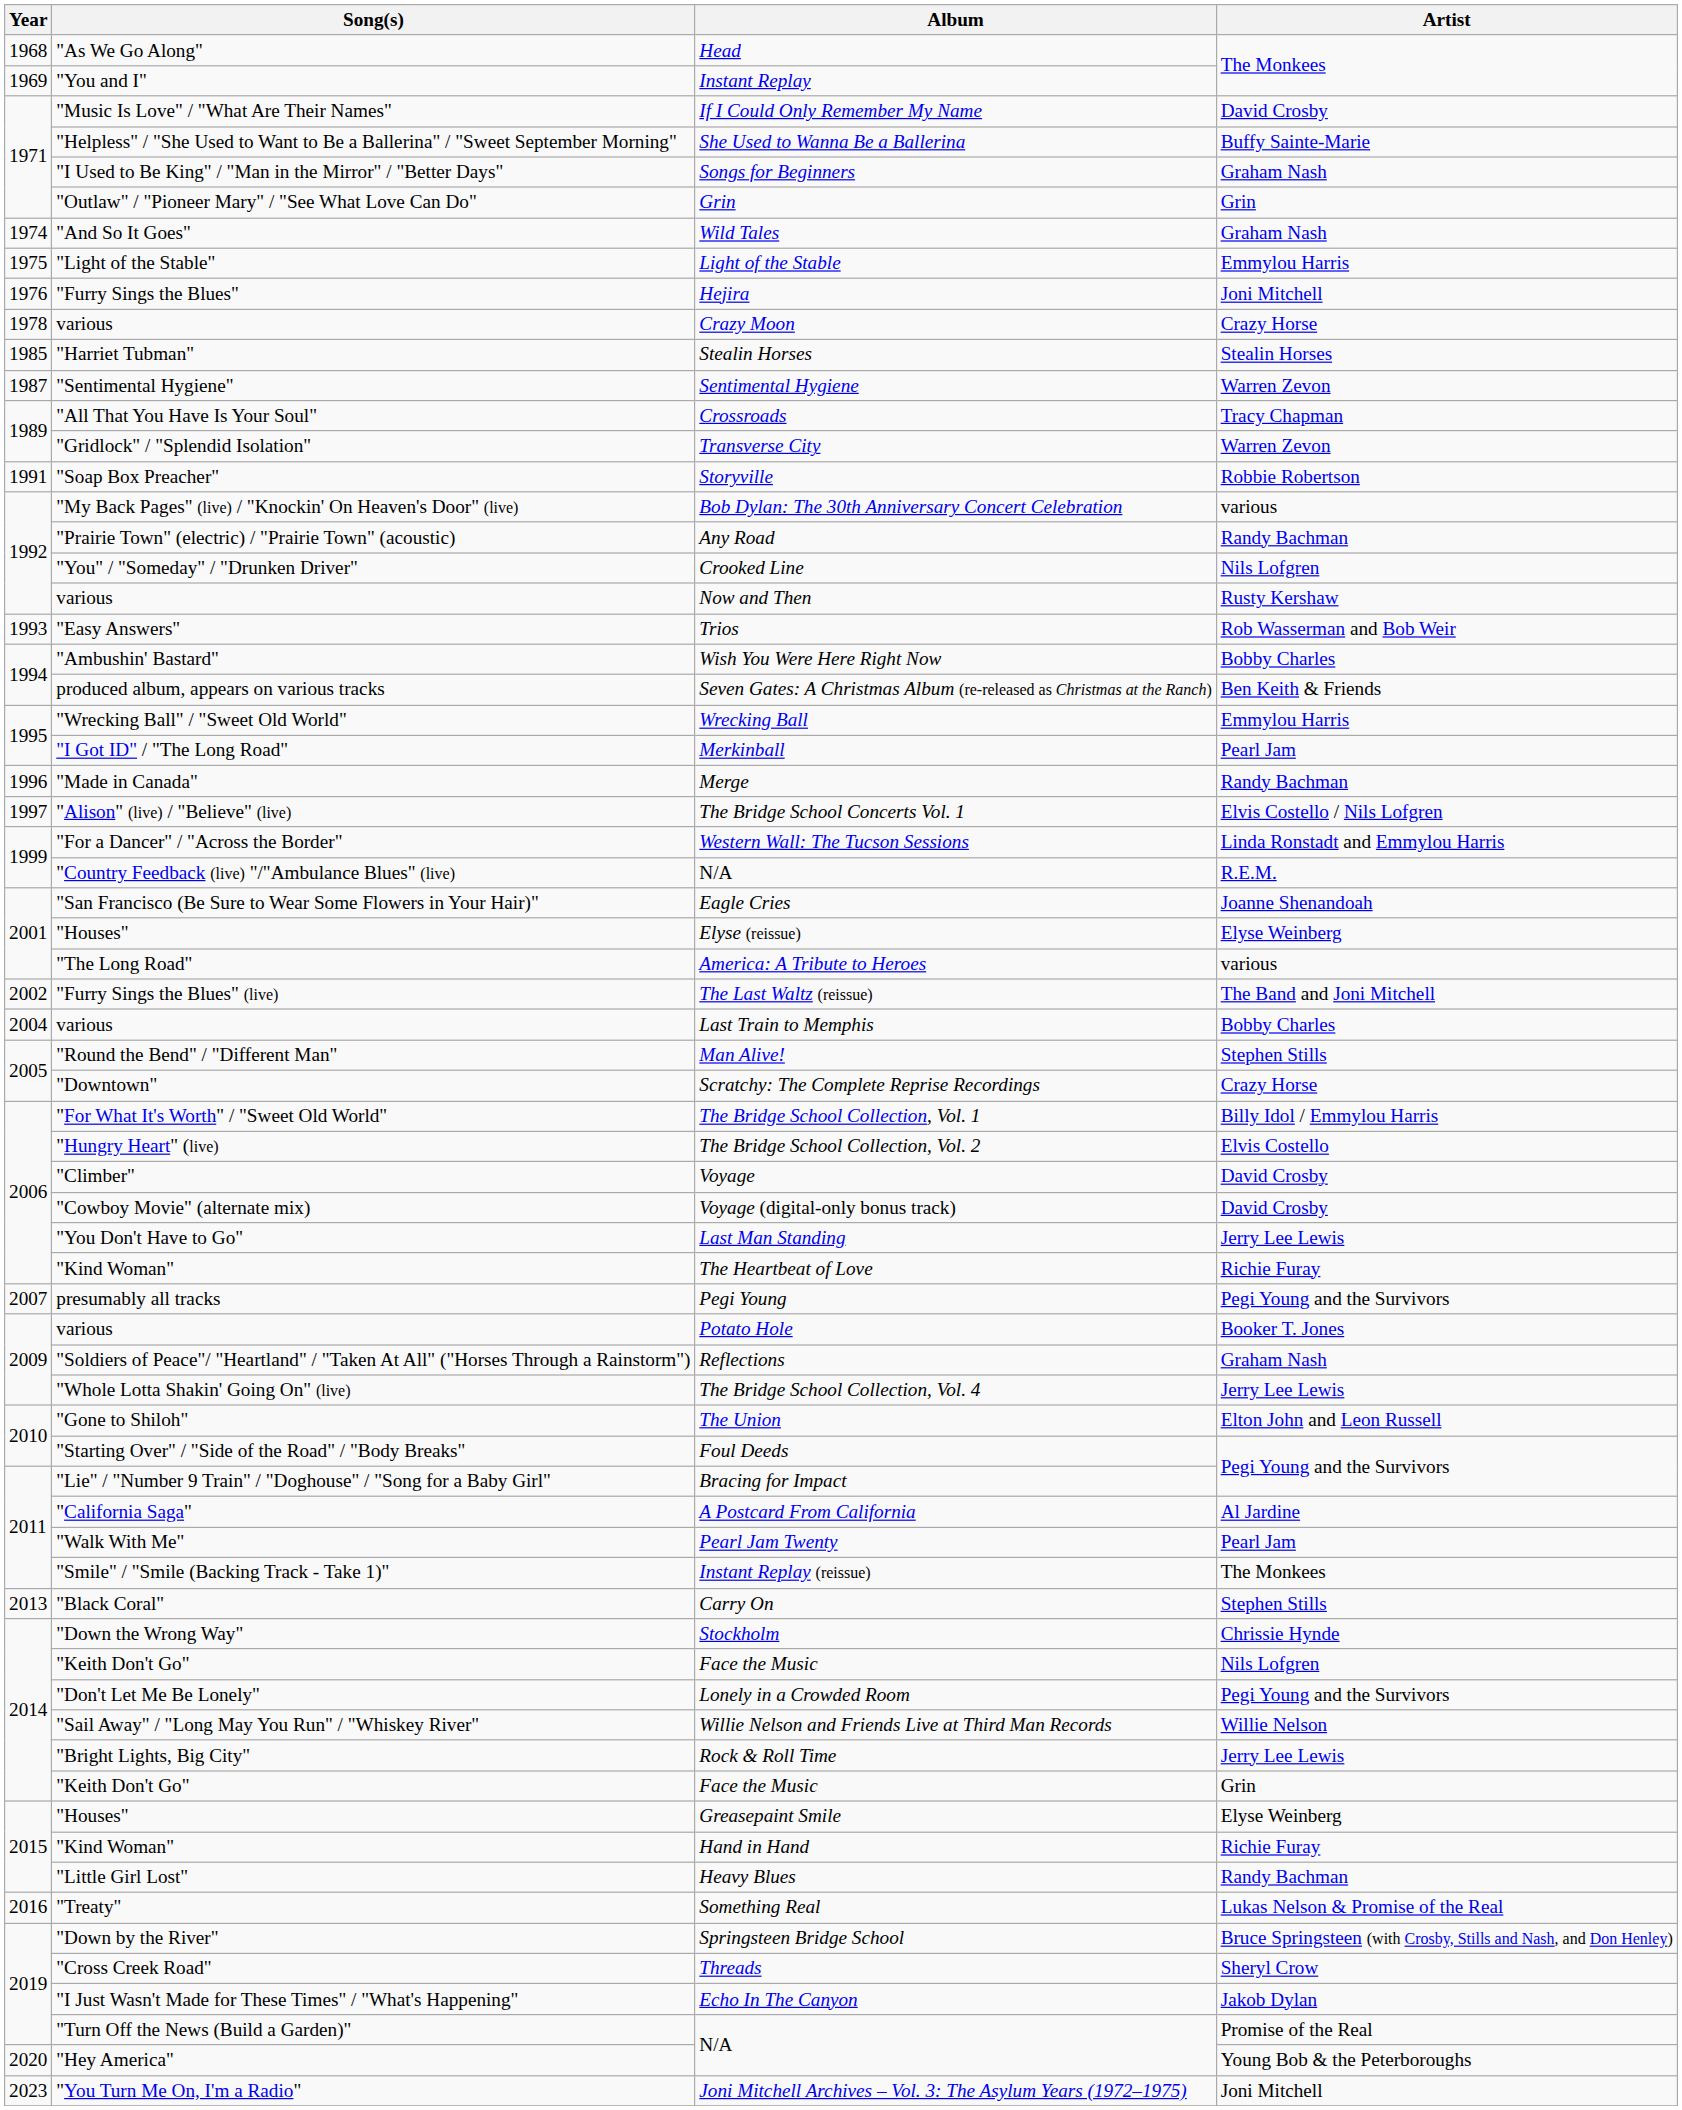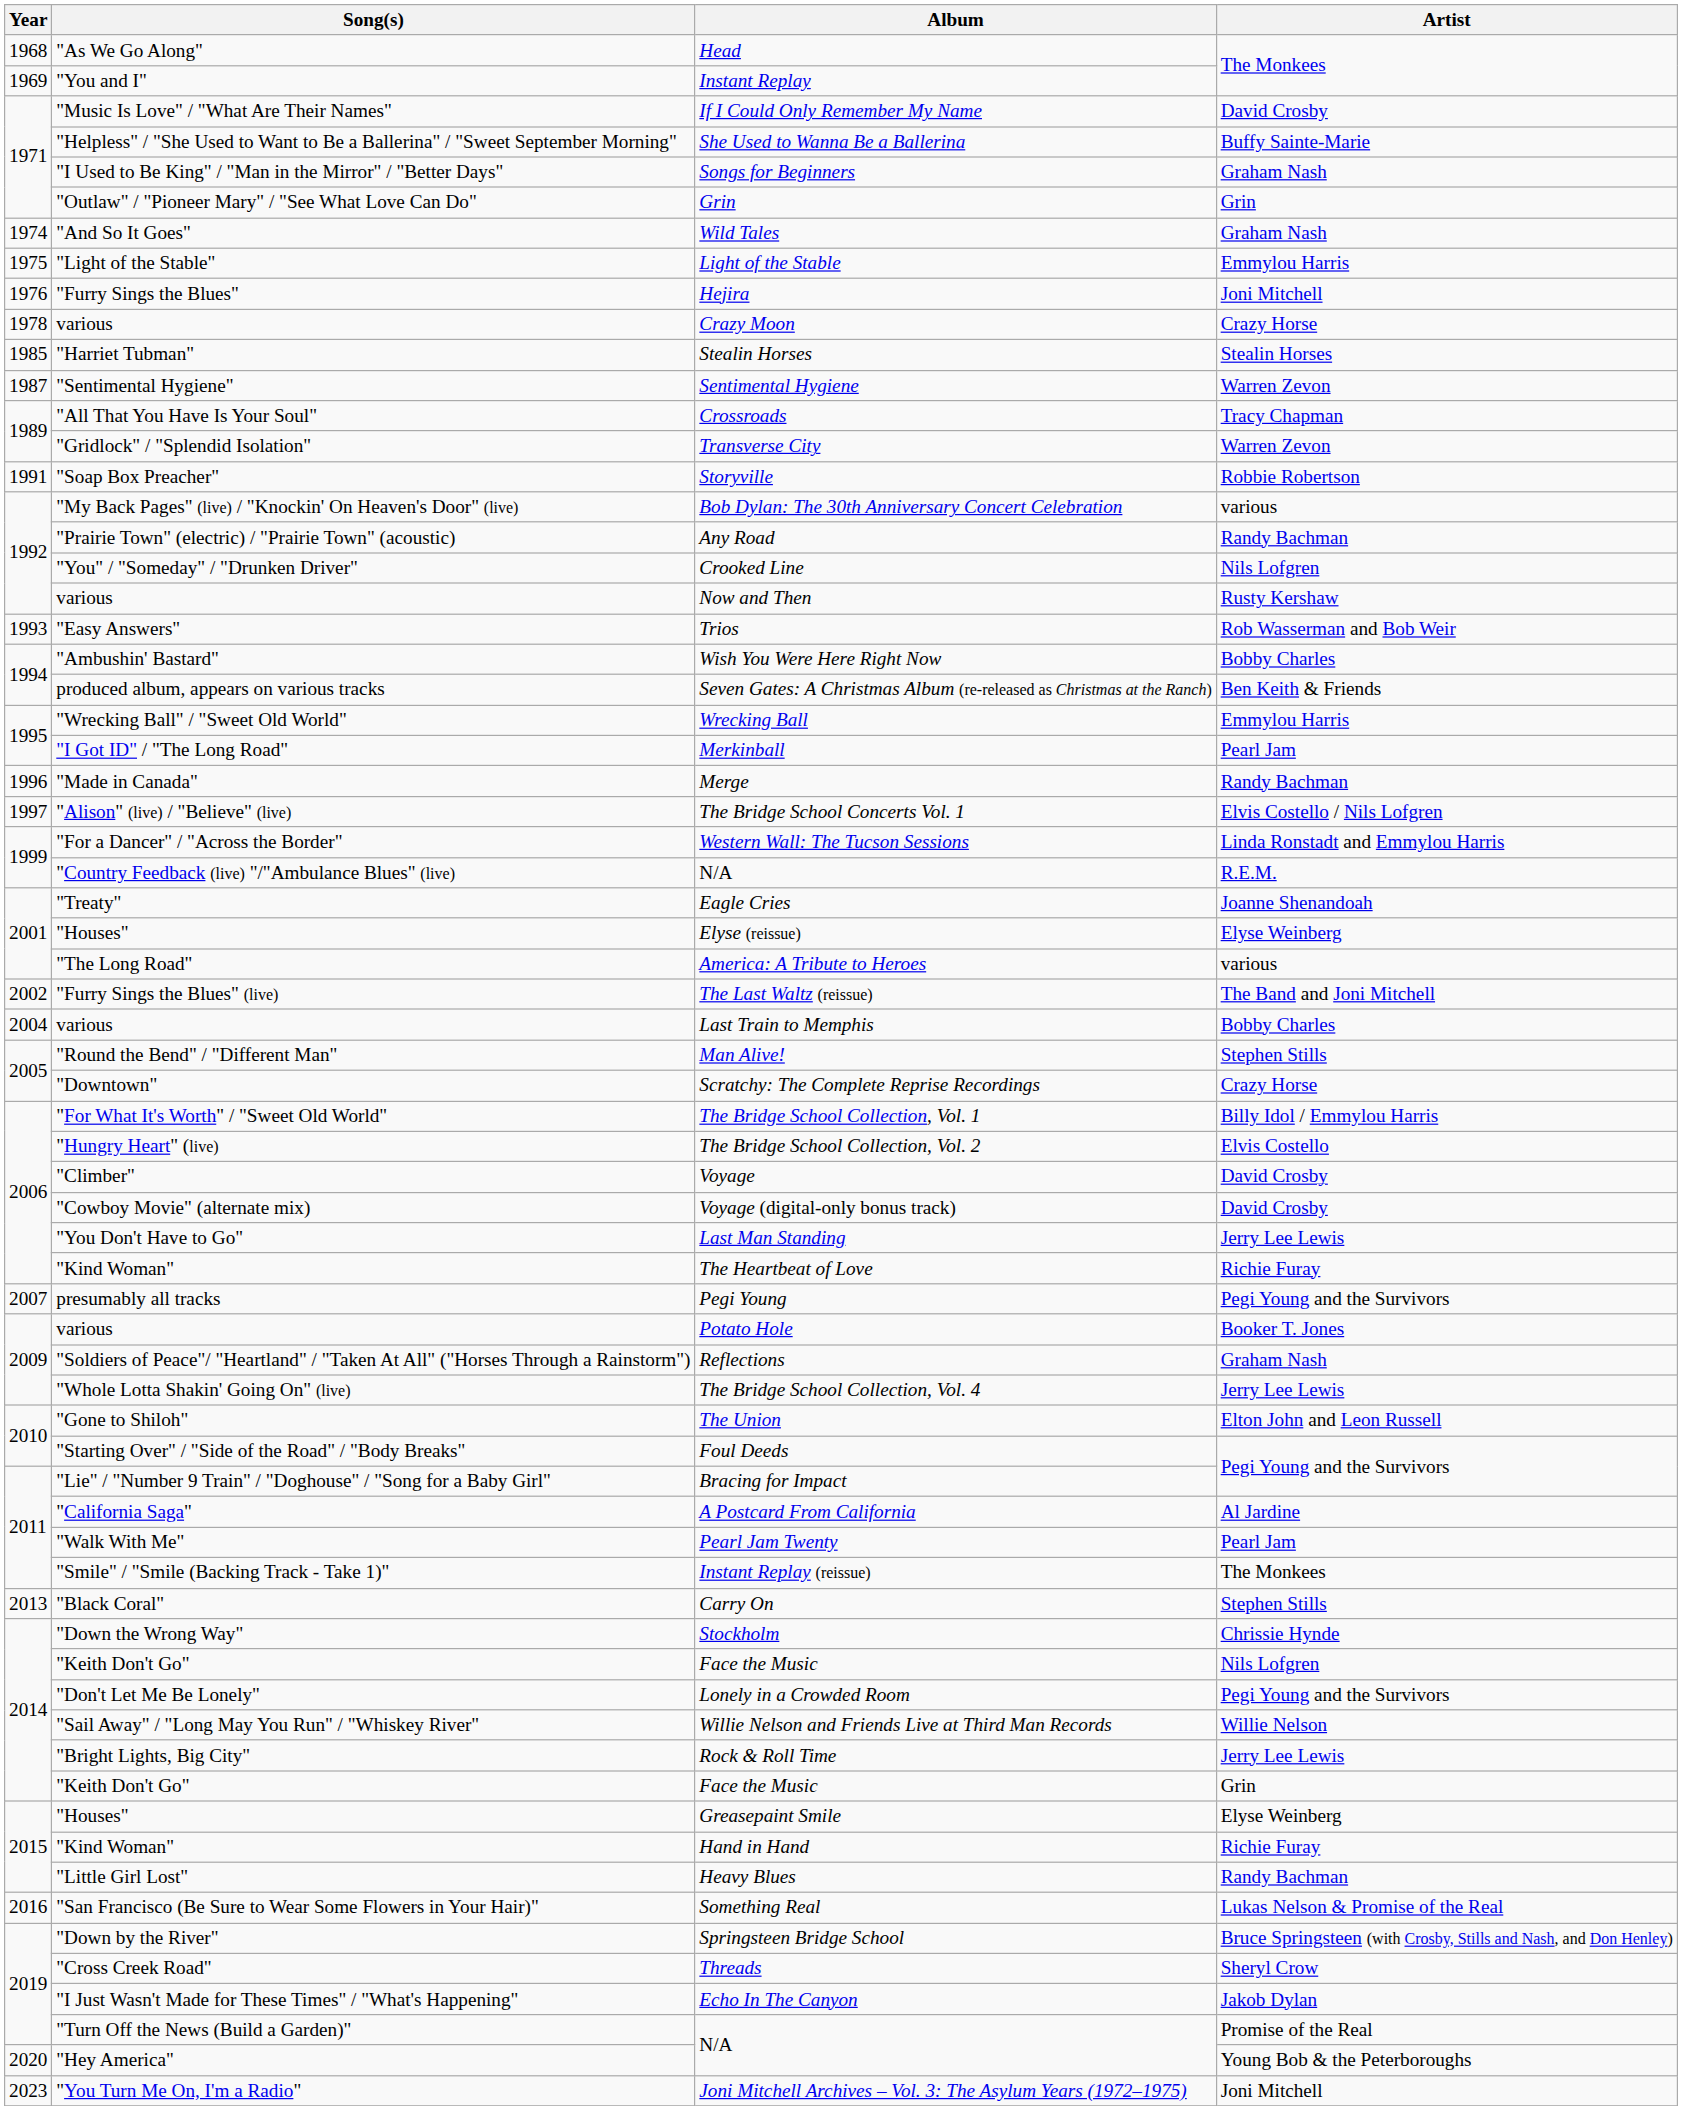(298, 902) "San Francisco (Be Sure to Wear Some Flowers in Your Hair)" -> (89, 902) "Treaty"
(89, 1907) "Treaty" -> (298, 1907) "San Francisco (Be Sure to Wear Some Flowers in Your Hair)"
